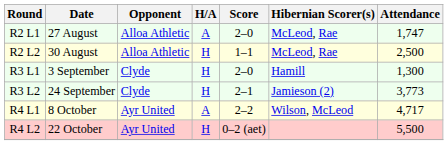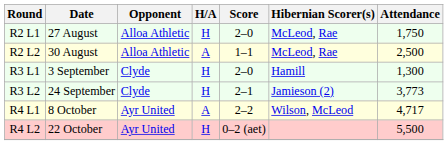(206, 33) A -> (206, 33) H
(410, 33) 1,747 -> (410, 33) 1,750
(206, 52) H -> (206, 52) A
